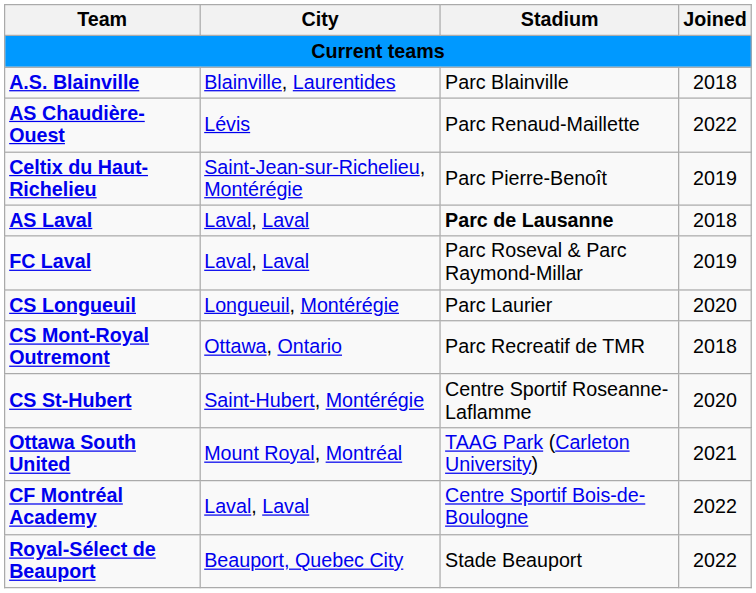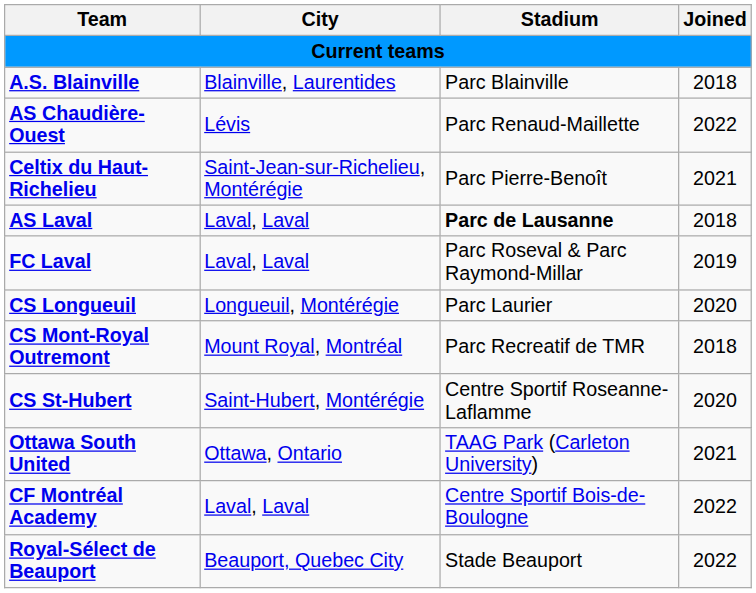(715, 178) 2019 -> (715, 178) 2021
(273, 347) Ottawa, Ontario -> (303, 347) Mount Royal, Montréal
(303, 453) Mount Royal, Montréal -> (273, 453) Ottawa, Ontario
